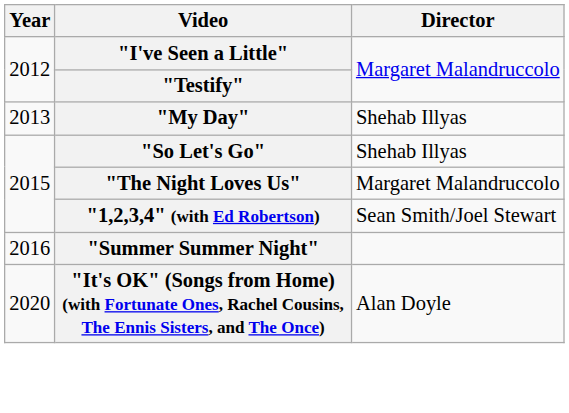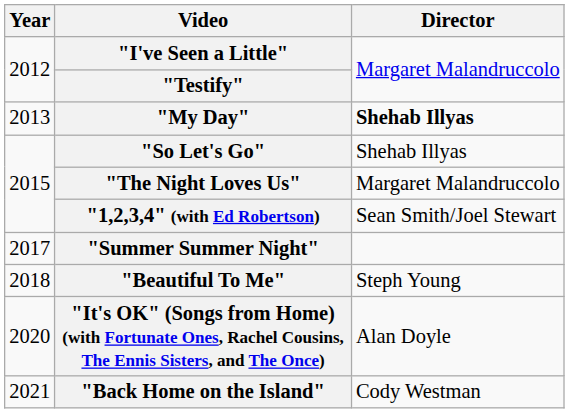(411, 118) normal -> (415, 118) bold
(30, 248) 2016 -> (30, 248) 2017
+ row: (203, 280)
+ row: (203, 391)
